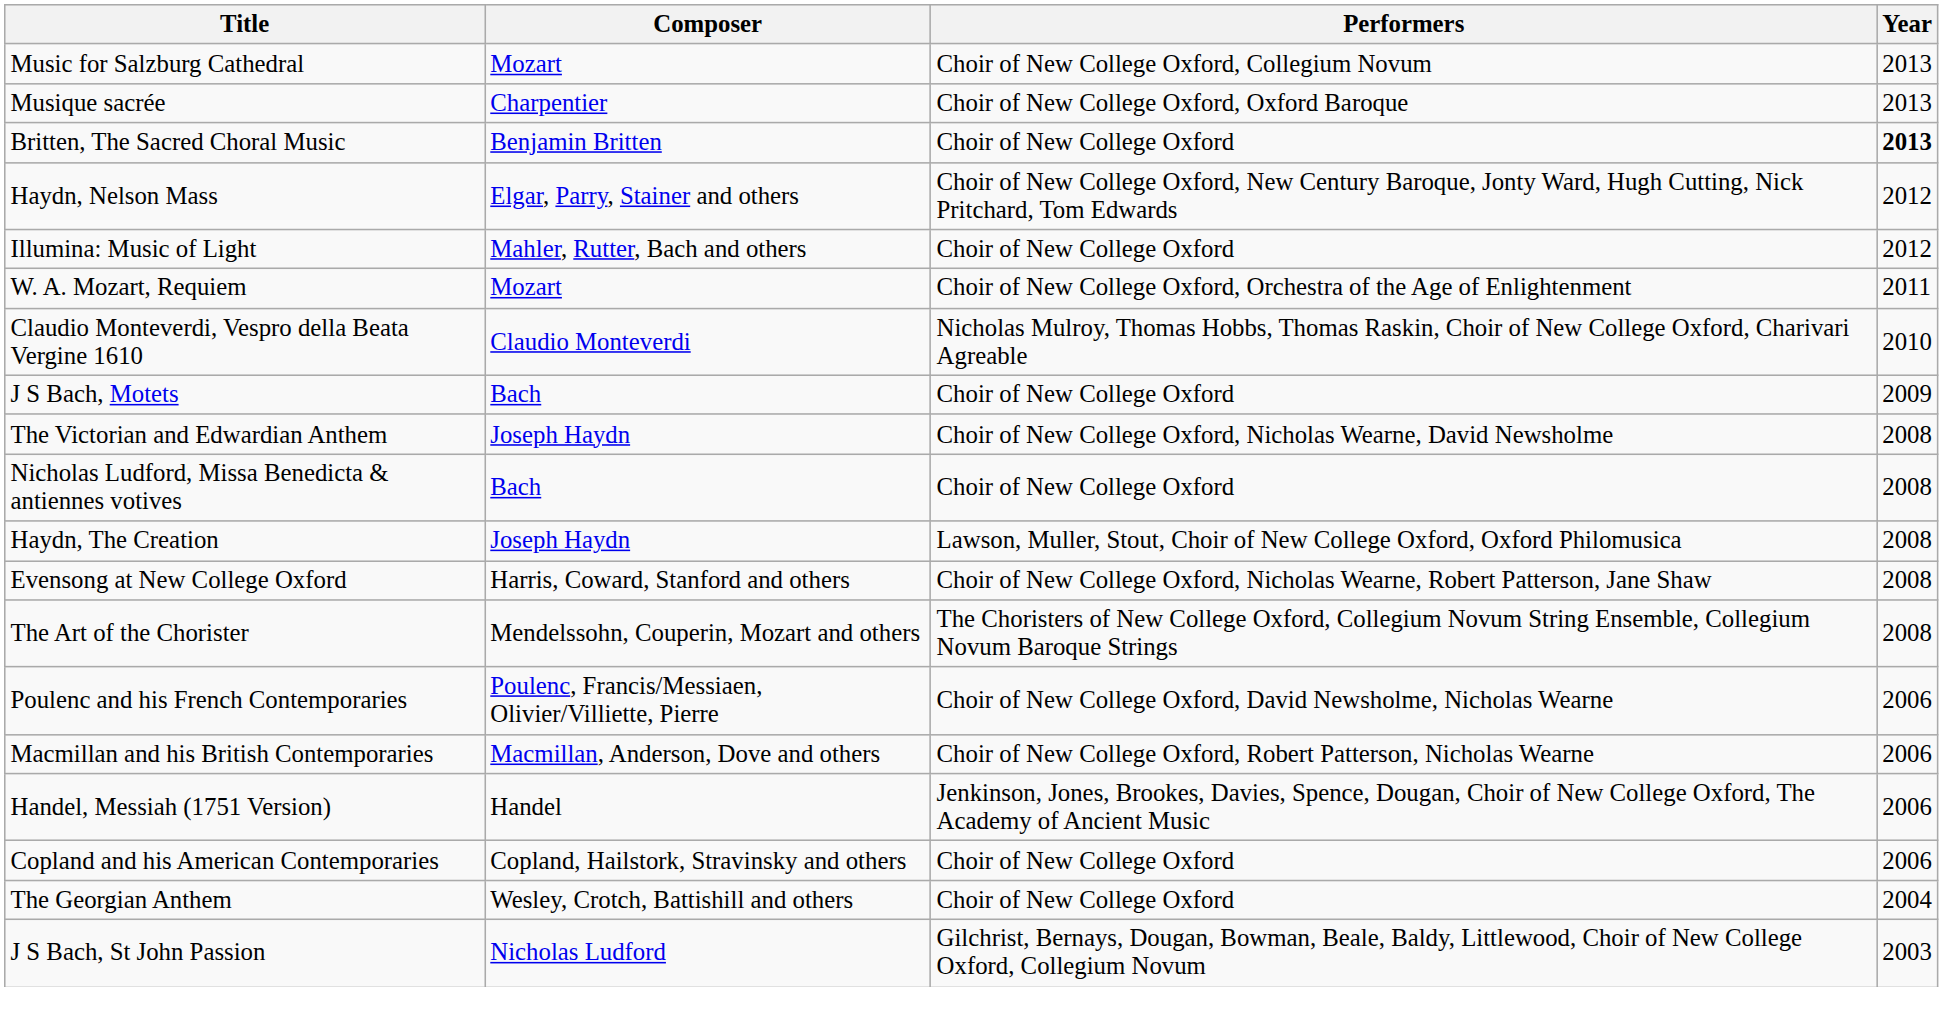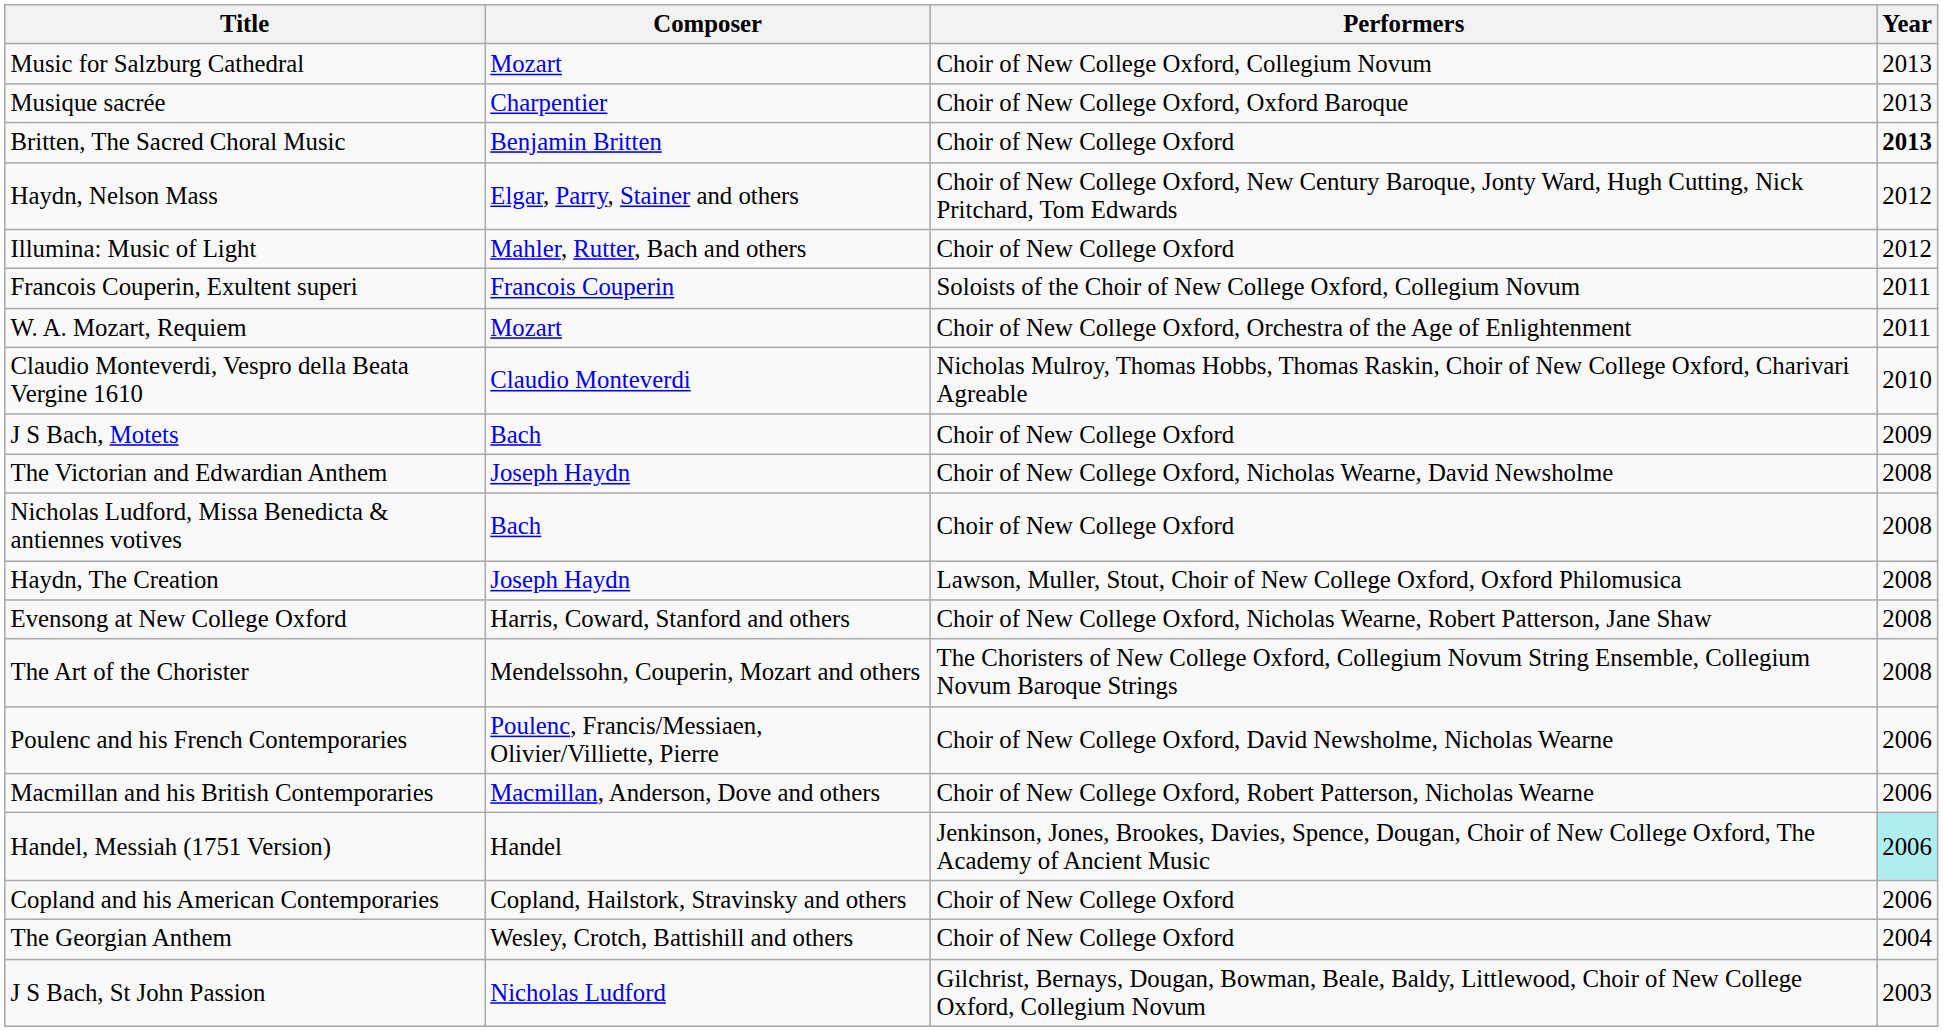+ row: (184, 288)
(1907, 806) no background -> (1907, 846) paleturquoise background
